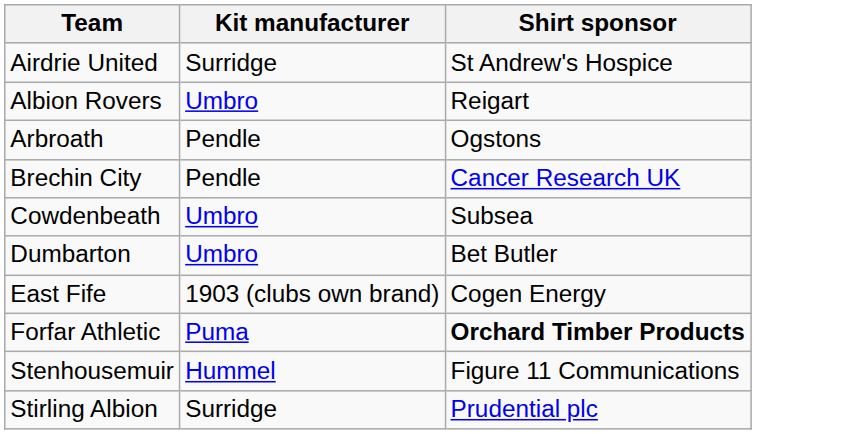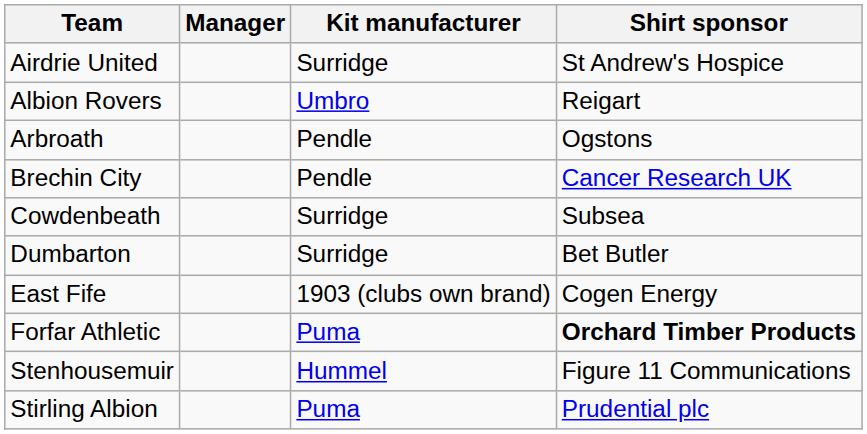+ column: (235, 23)
(222, 216) Umbro -> (342, 216) Surridge
(222, 255) Umbro -> (342, 255) Surridge
(231, 409) Surridge -> (328, 409) Puma
